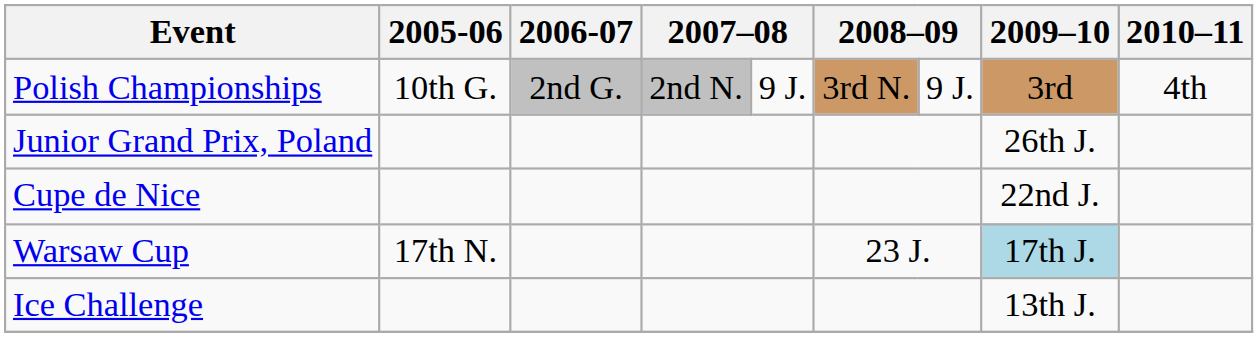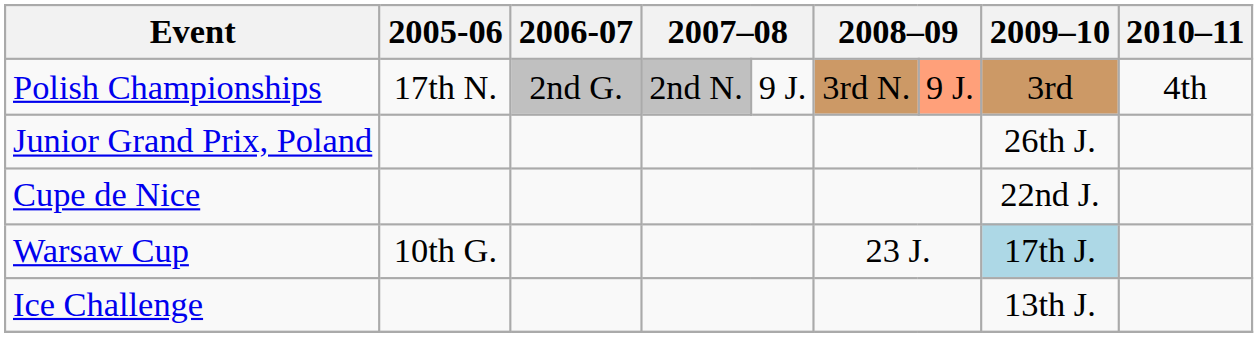(445, 86) 10th G. -> (445, 86) 17th N.
(950, 86) no background -> (950, 86) lightsalmon background
(445, 250) 17th N. -> (445, 250) 10th G.
